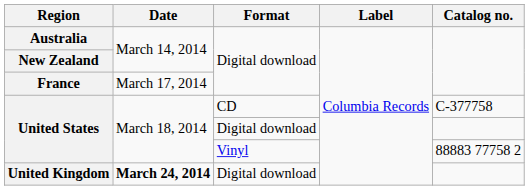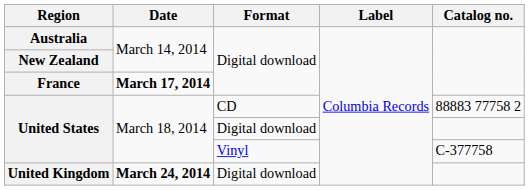(161, 83) normal -> (163, 83) bold
(464, 106) C-377758 -> (478, 106) 88883 77758 2
(478, 151) 88883 77758 2 -> (464, 151) C-377758
